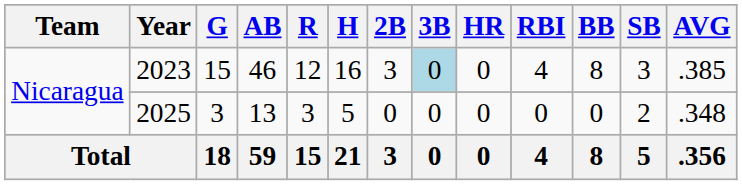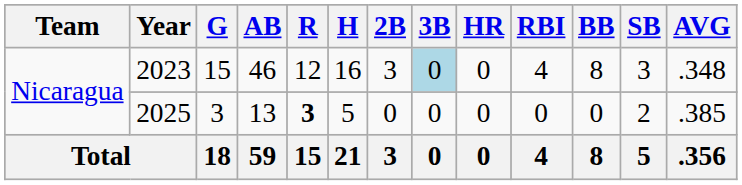(702, 69) .385 -> (702, 69) .348
(308, 112) normal -> (308, 112) bold
(702, 112) .348 -> (702, 112) .385
